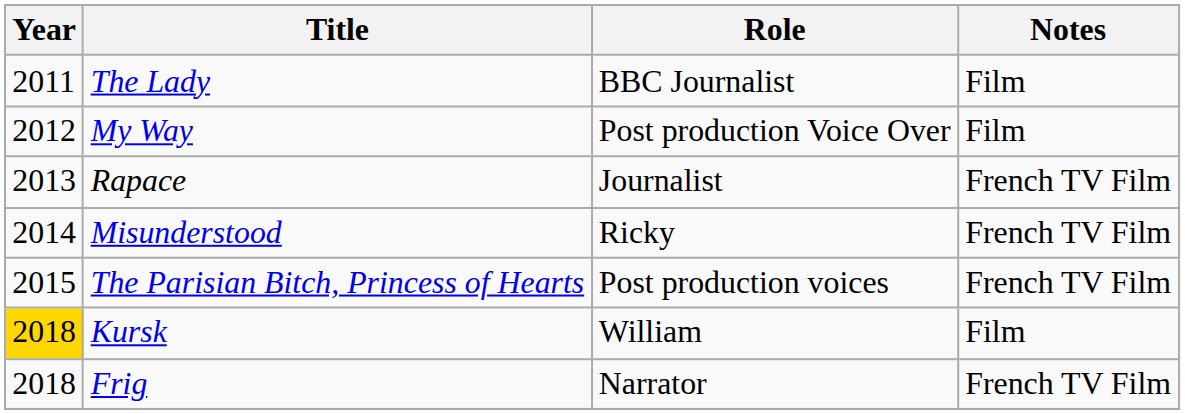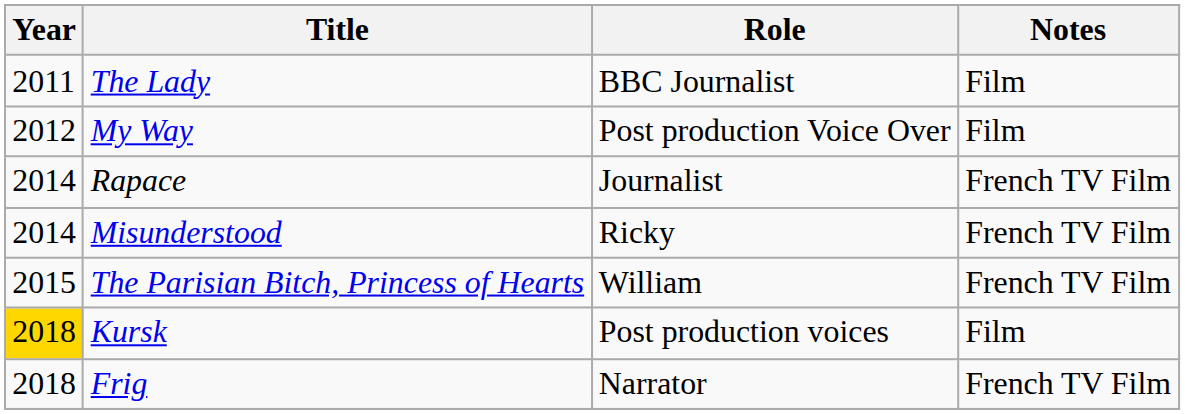(44, 181) 2013 -> (44, 181) 2014
(744, 282) Post production voices -> (650, 282) William
(650, 332) William -> (744, 332) Post production voices
